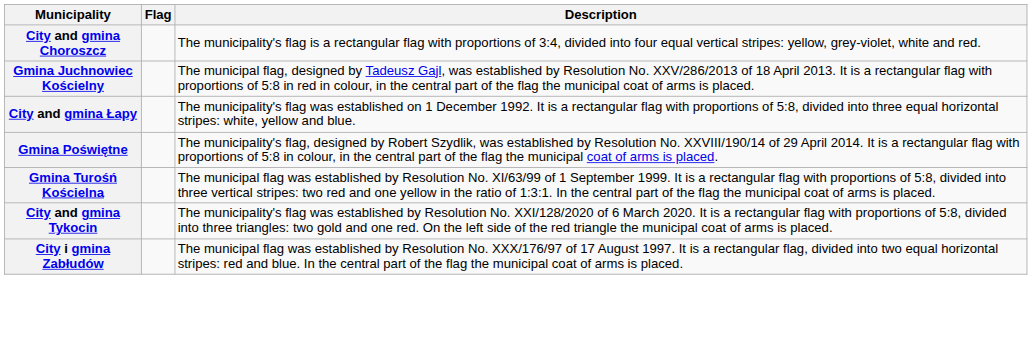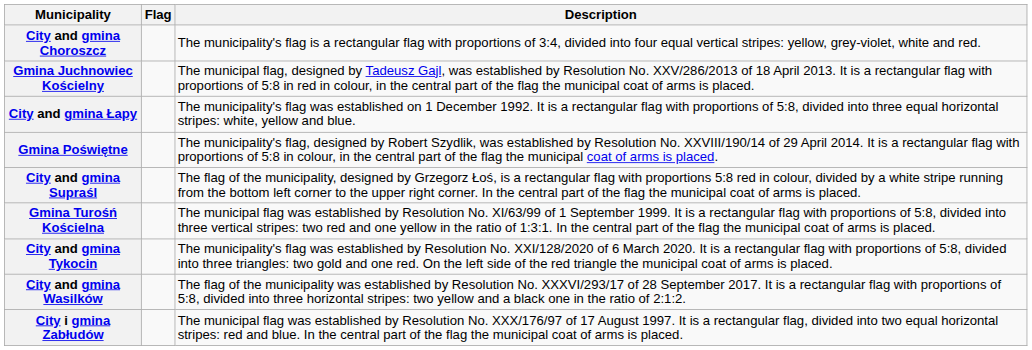+ row: (73, 185)
+ row: (73, 292)
